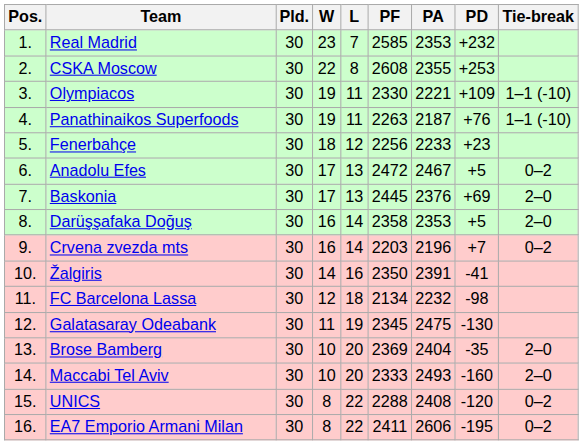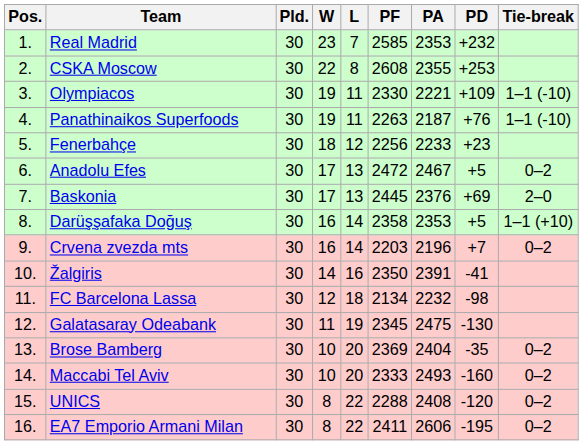(538, 222) 2–0 -> (538, 222) 1–1 (+10)
(538, 350) 2–0 -> (538, 350) 0–2
(538, 376) 2–0 -> (538, 376) 0–2
